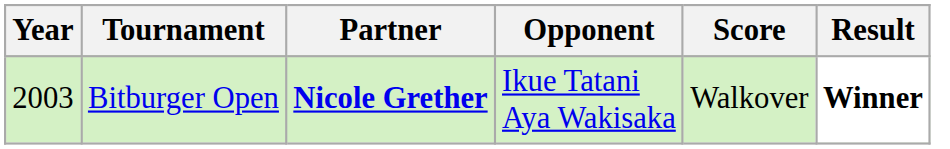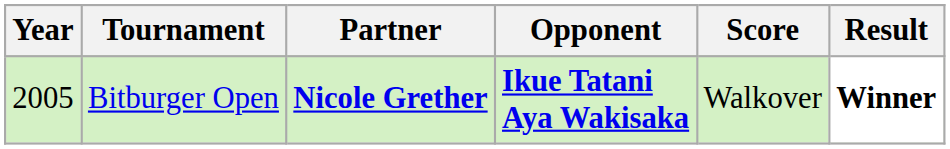(43, 98) 2003 -> (43, 98) 2005
(589, 98) normal -> (596, 98) bold
